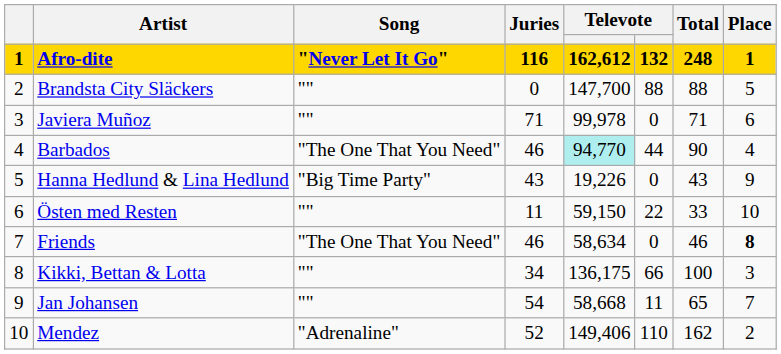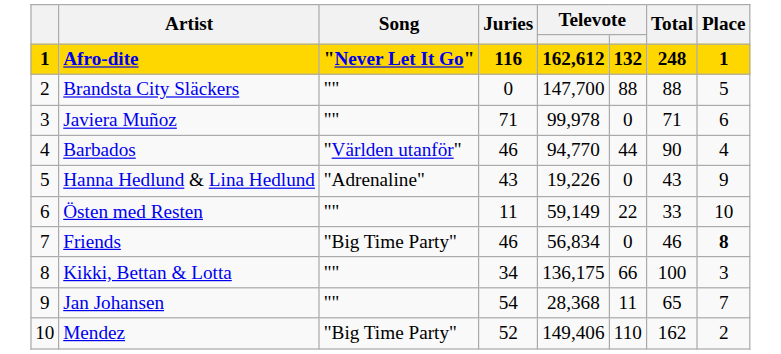(399, 150) "The One That You Need" -> (393, 150) "Världen utanför"
(599, 150) paleturquoise background -> (573, 150) no background
(364, 180) "Big Time Party" -> (374, 180) "Adrenaline"
(599, 211) 59,150 -> (573, 211) 59,149
(399, 241) "The One That You Need" -> (390, 241) "Big Time Party"
(599, 241) 58,634 -> (573, 241) 56,834
(599, 302) 58,668 -> (573, 302) 28,368
(348, 333) "Adrenaline" -> (390, 333) "Big Time Party"
